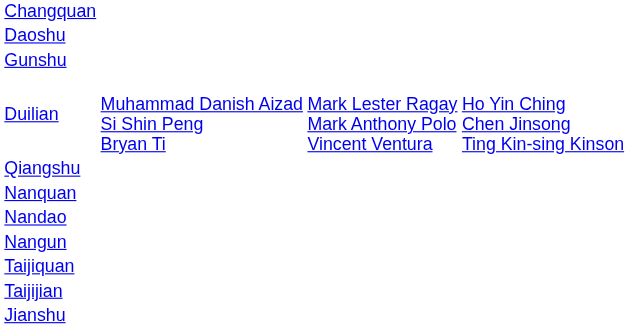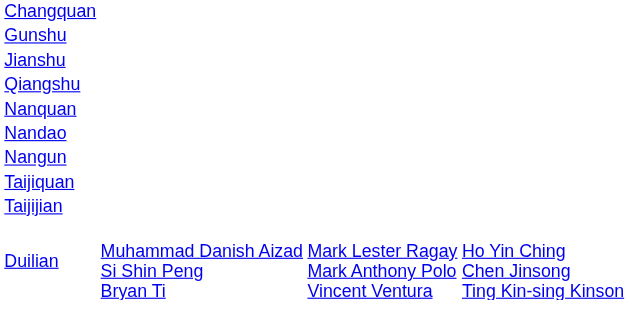- row: (35, 35)
rows swapped: (35, 315) <-> (31, 114)
